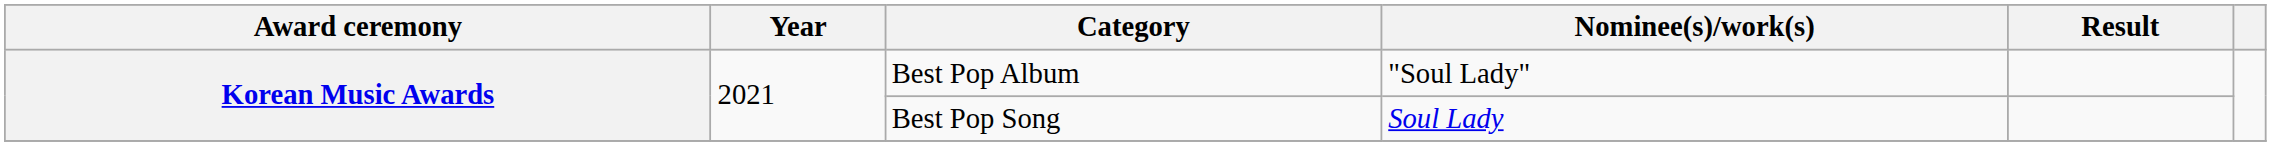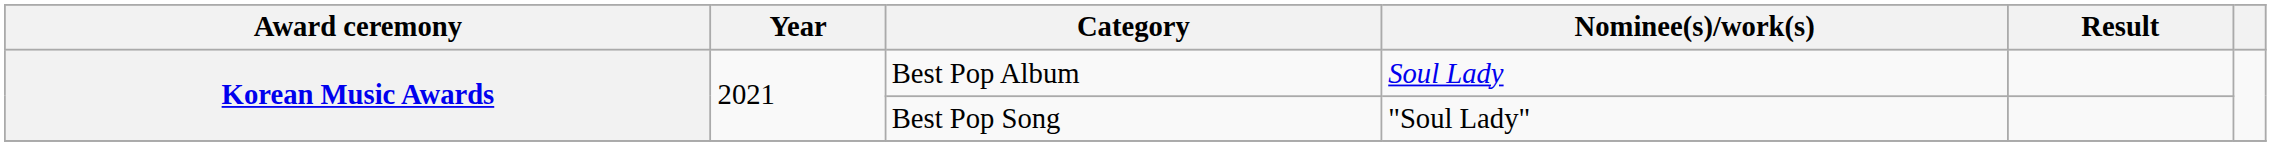(1459, 72) "Soul Lady" -> (1446, 72) Soul Lady
(1446, 118) Soul Lady -> (1459, 118) "Soul Lady"
